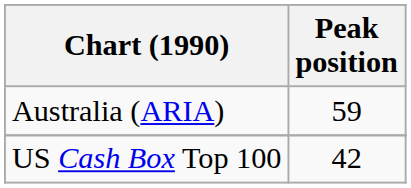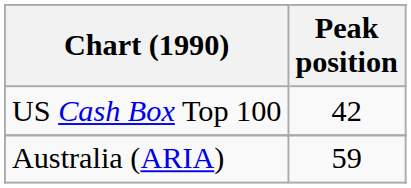rows swapped: (118, 110) <-> (147, 158)
